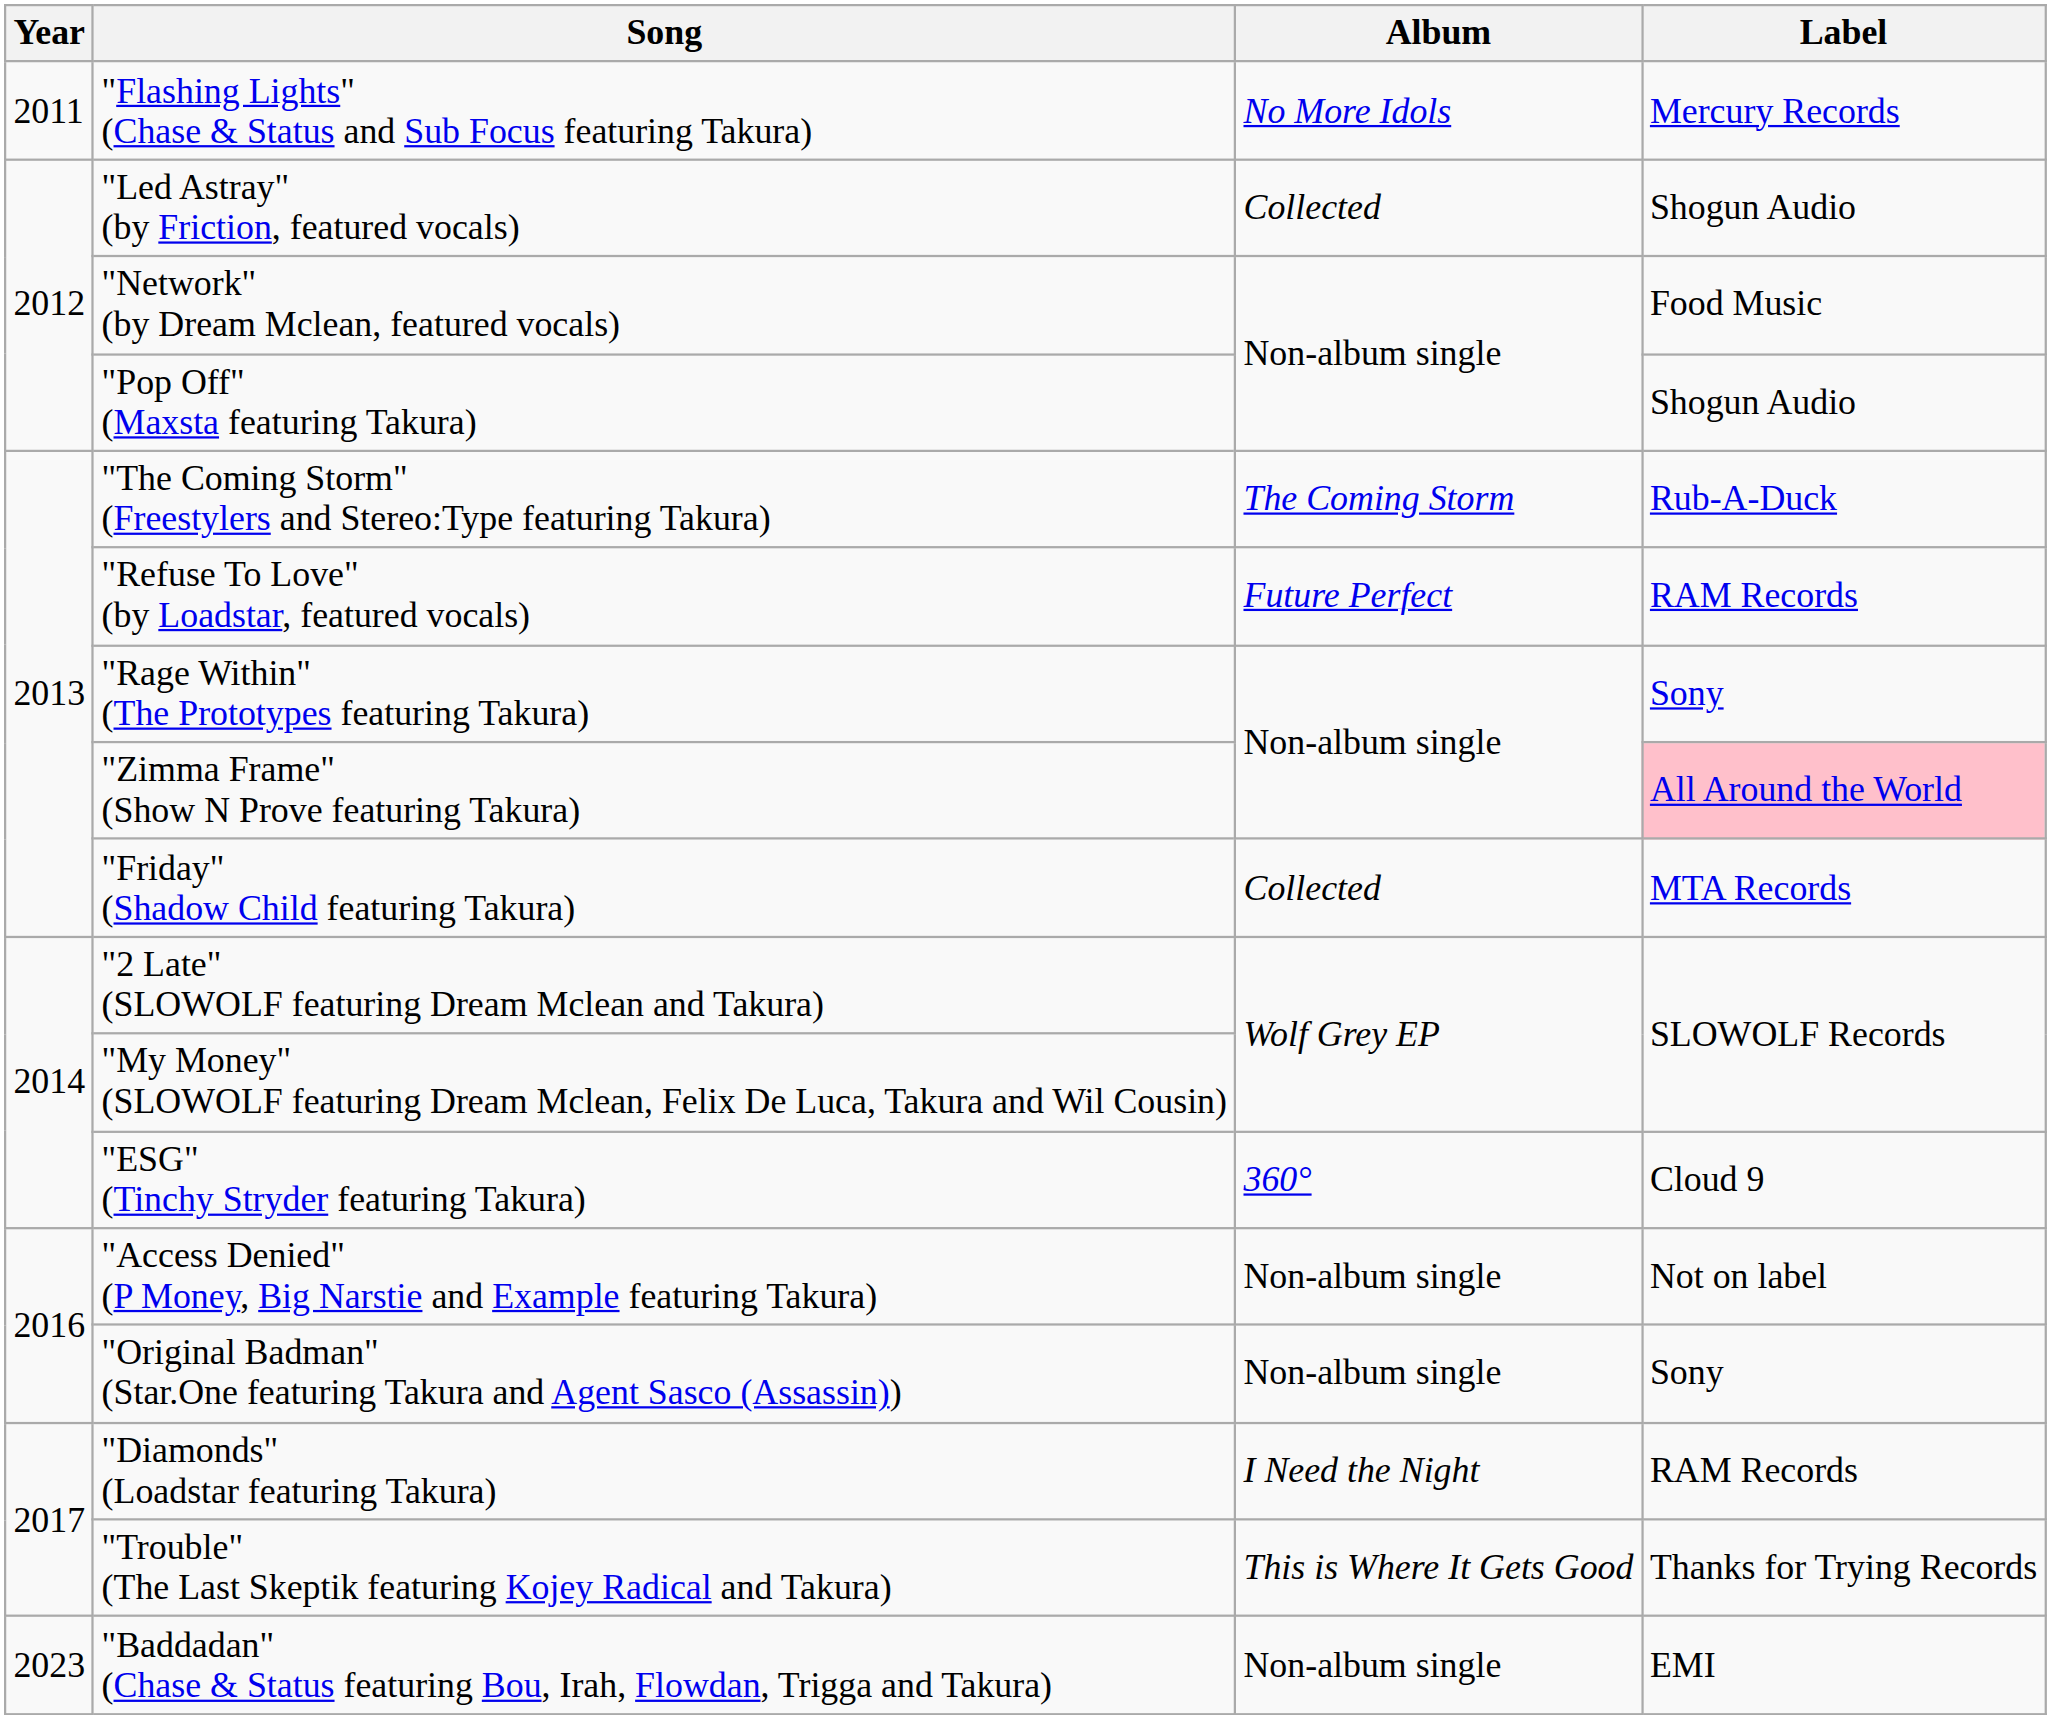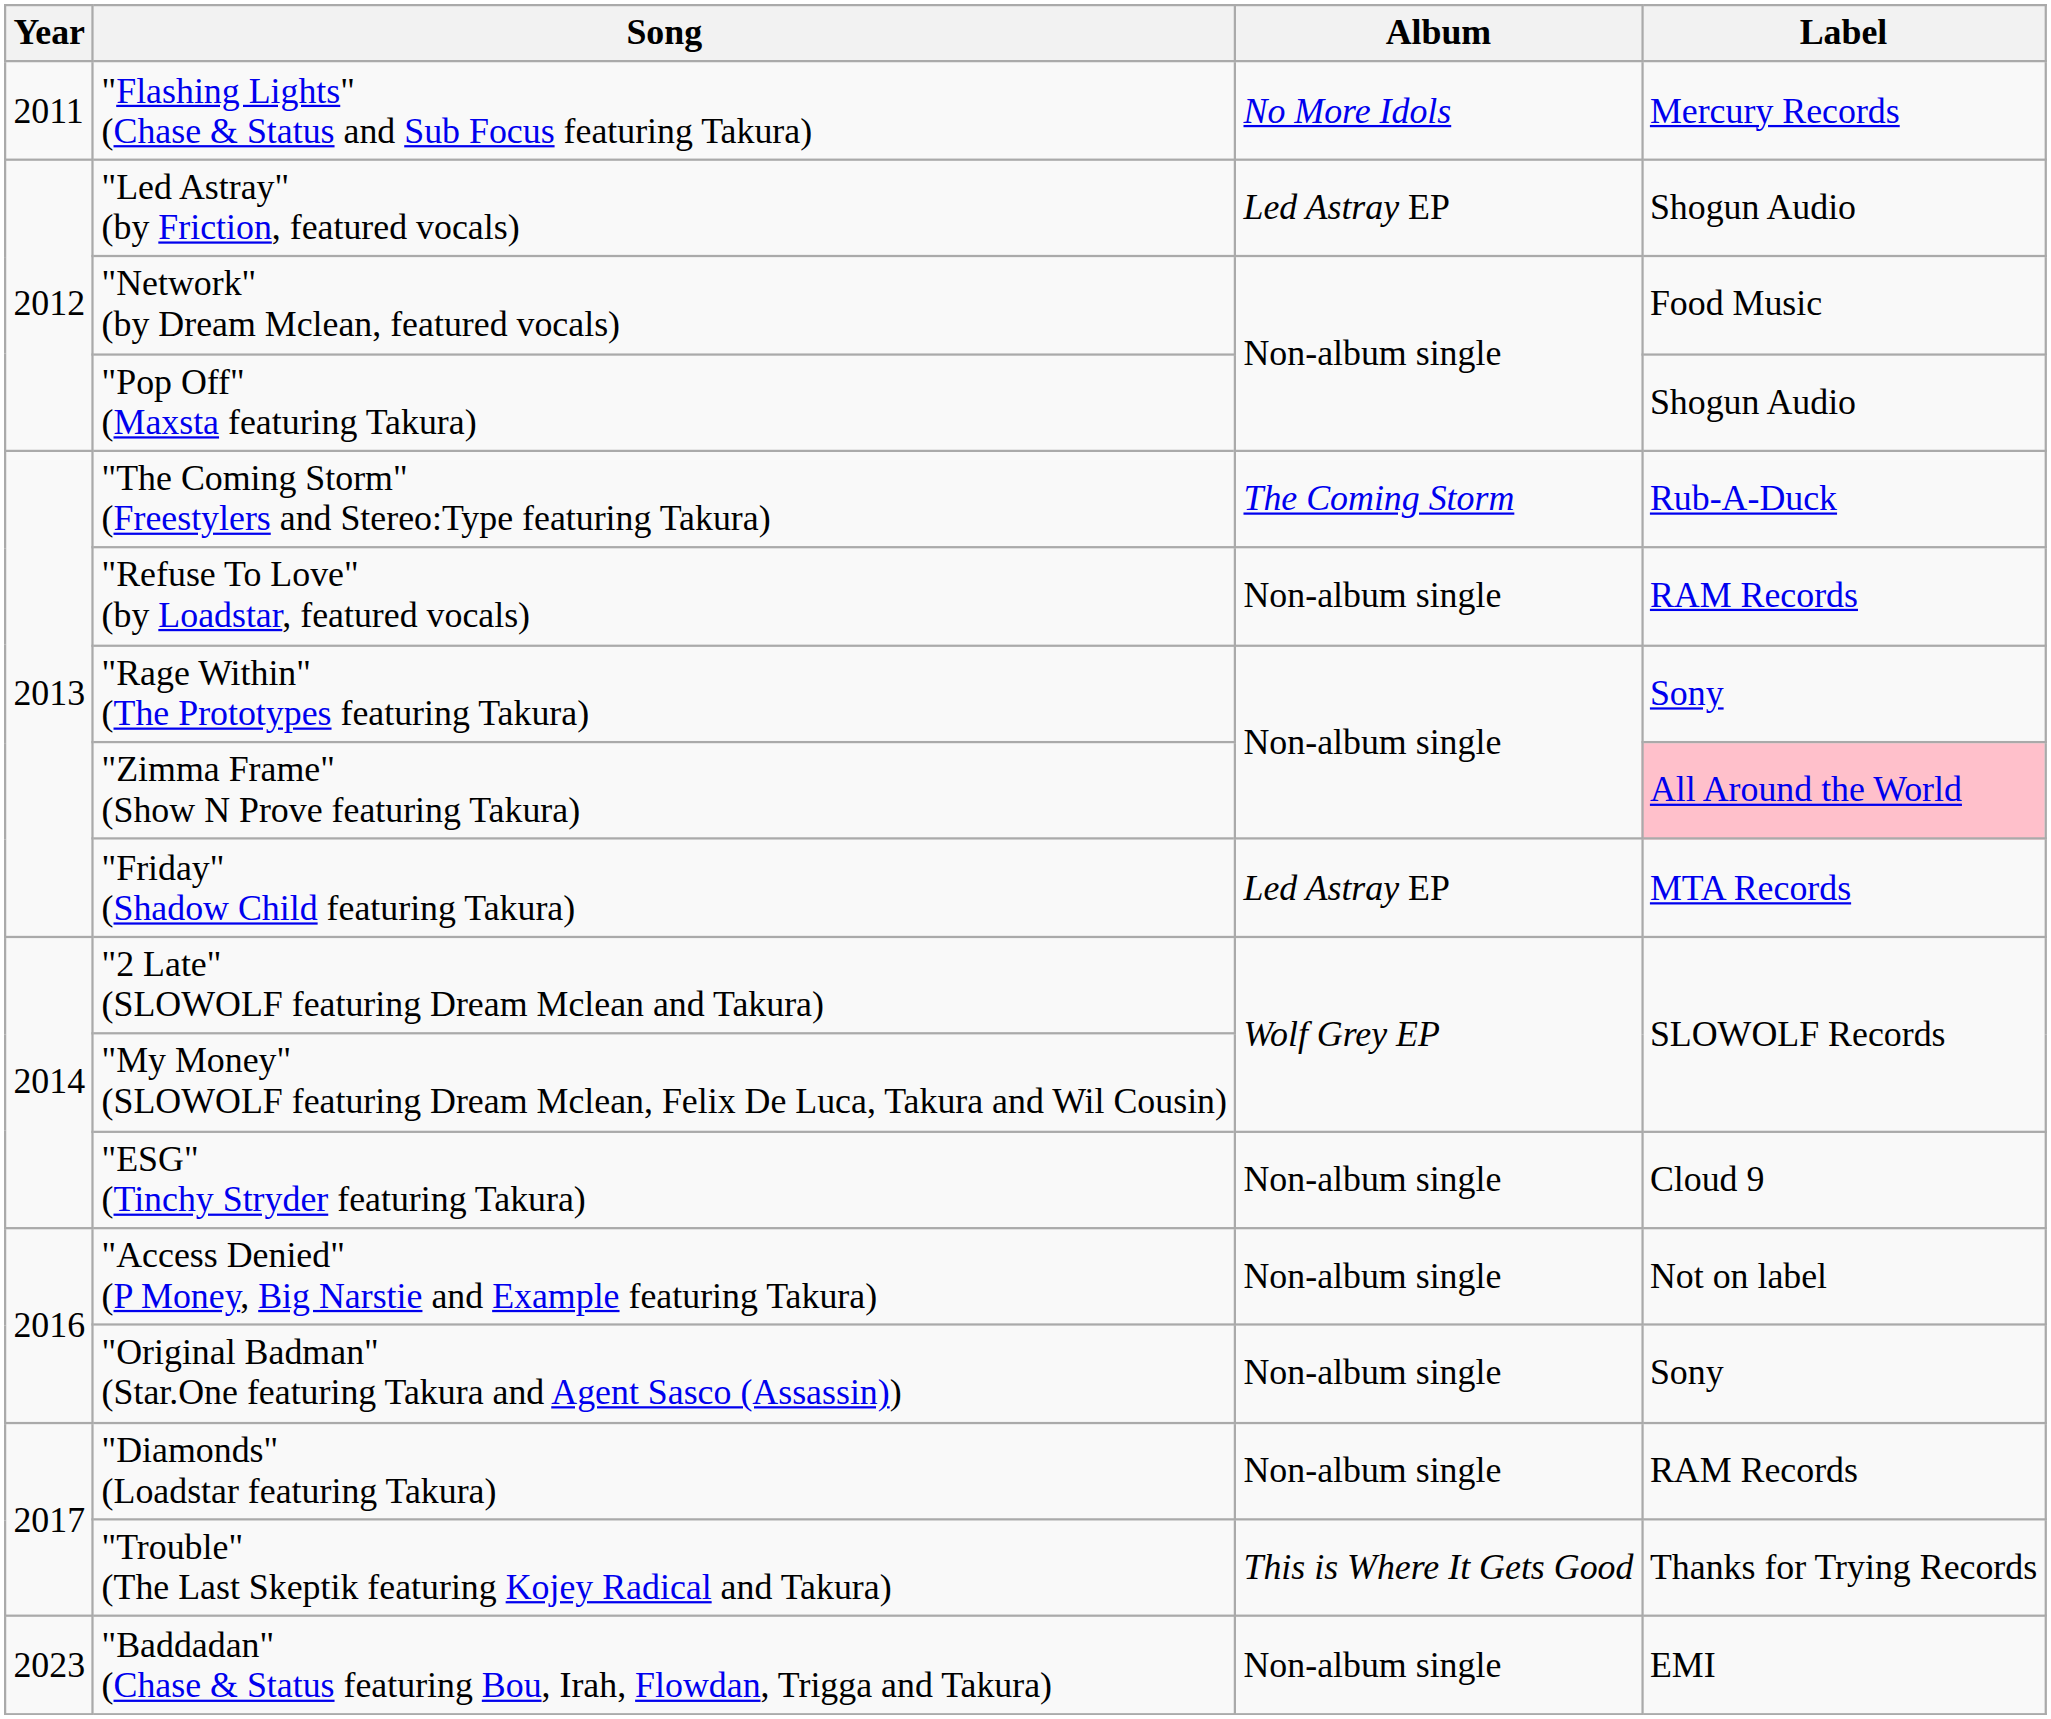(1312, 207) Collected -> (1347, 207) Led Astray EP
(1348, 595) Future Perfect -> (1372, 595) Non-album single
(1312, 887) Collected -> (1347, 887) Led Astray EP
(1278, 1178) 360° -> (1372, 1178) Non-album single
(1361, 1470) I Need the Night -> (1372, 1470) Non-album single
